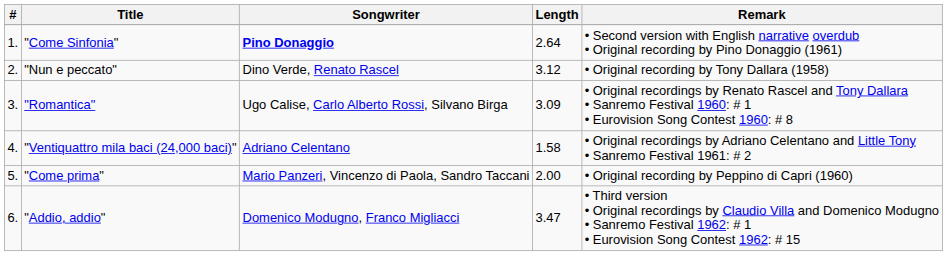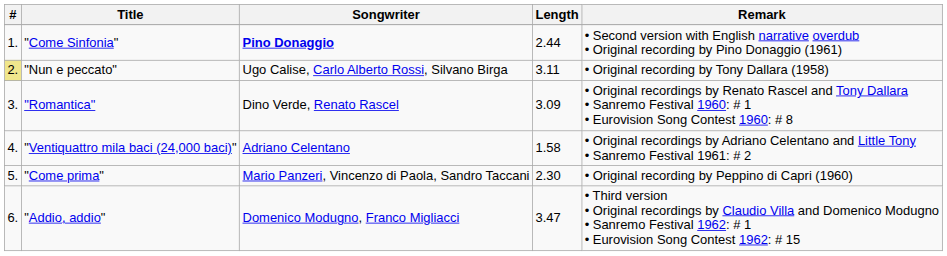(548, 42) 2.64 -> (548, 42) 2.44
(13, 70) no background -> (13, 70) khaki background
(321, 70) Dino Verde, Renato Rascel -> (375, 70) Ugo Calise, Carlo Alberto Rossi, Silvano Birga
(548, 70) 3.12 -> (548, 70) 3.11
(375, 105) Ugo Calise, Carlo Alberto Rossi, Silvano Birga -> (321, 105) Dino Verde, Renato Rascel
(548, 175) 2.00 -> (548, 175) 2.30
